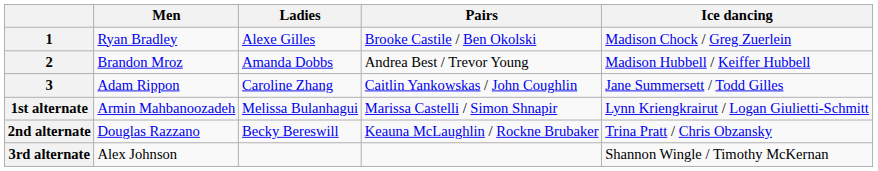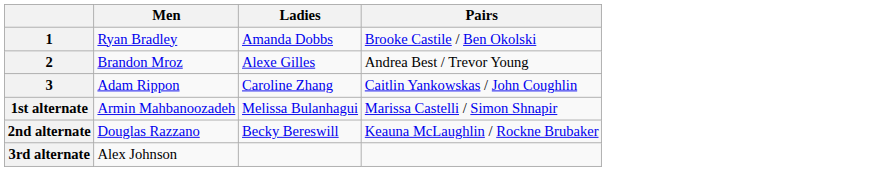- column: (737, 16)
(279, 39) Alexe Gilles -> (288, 39) Amanda Dobbs
(288, 62) Amanda Dobbs -> (279, 62) Alexe Gilles
